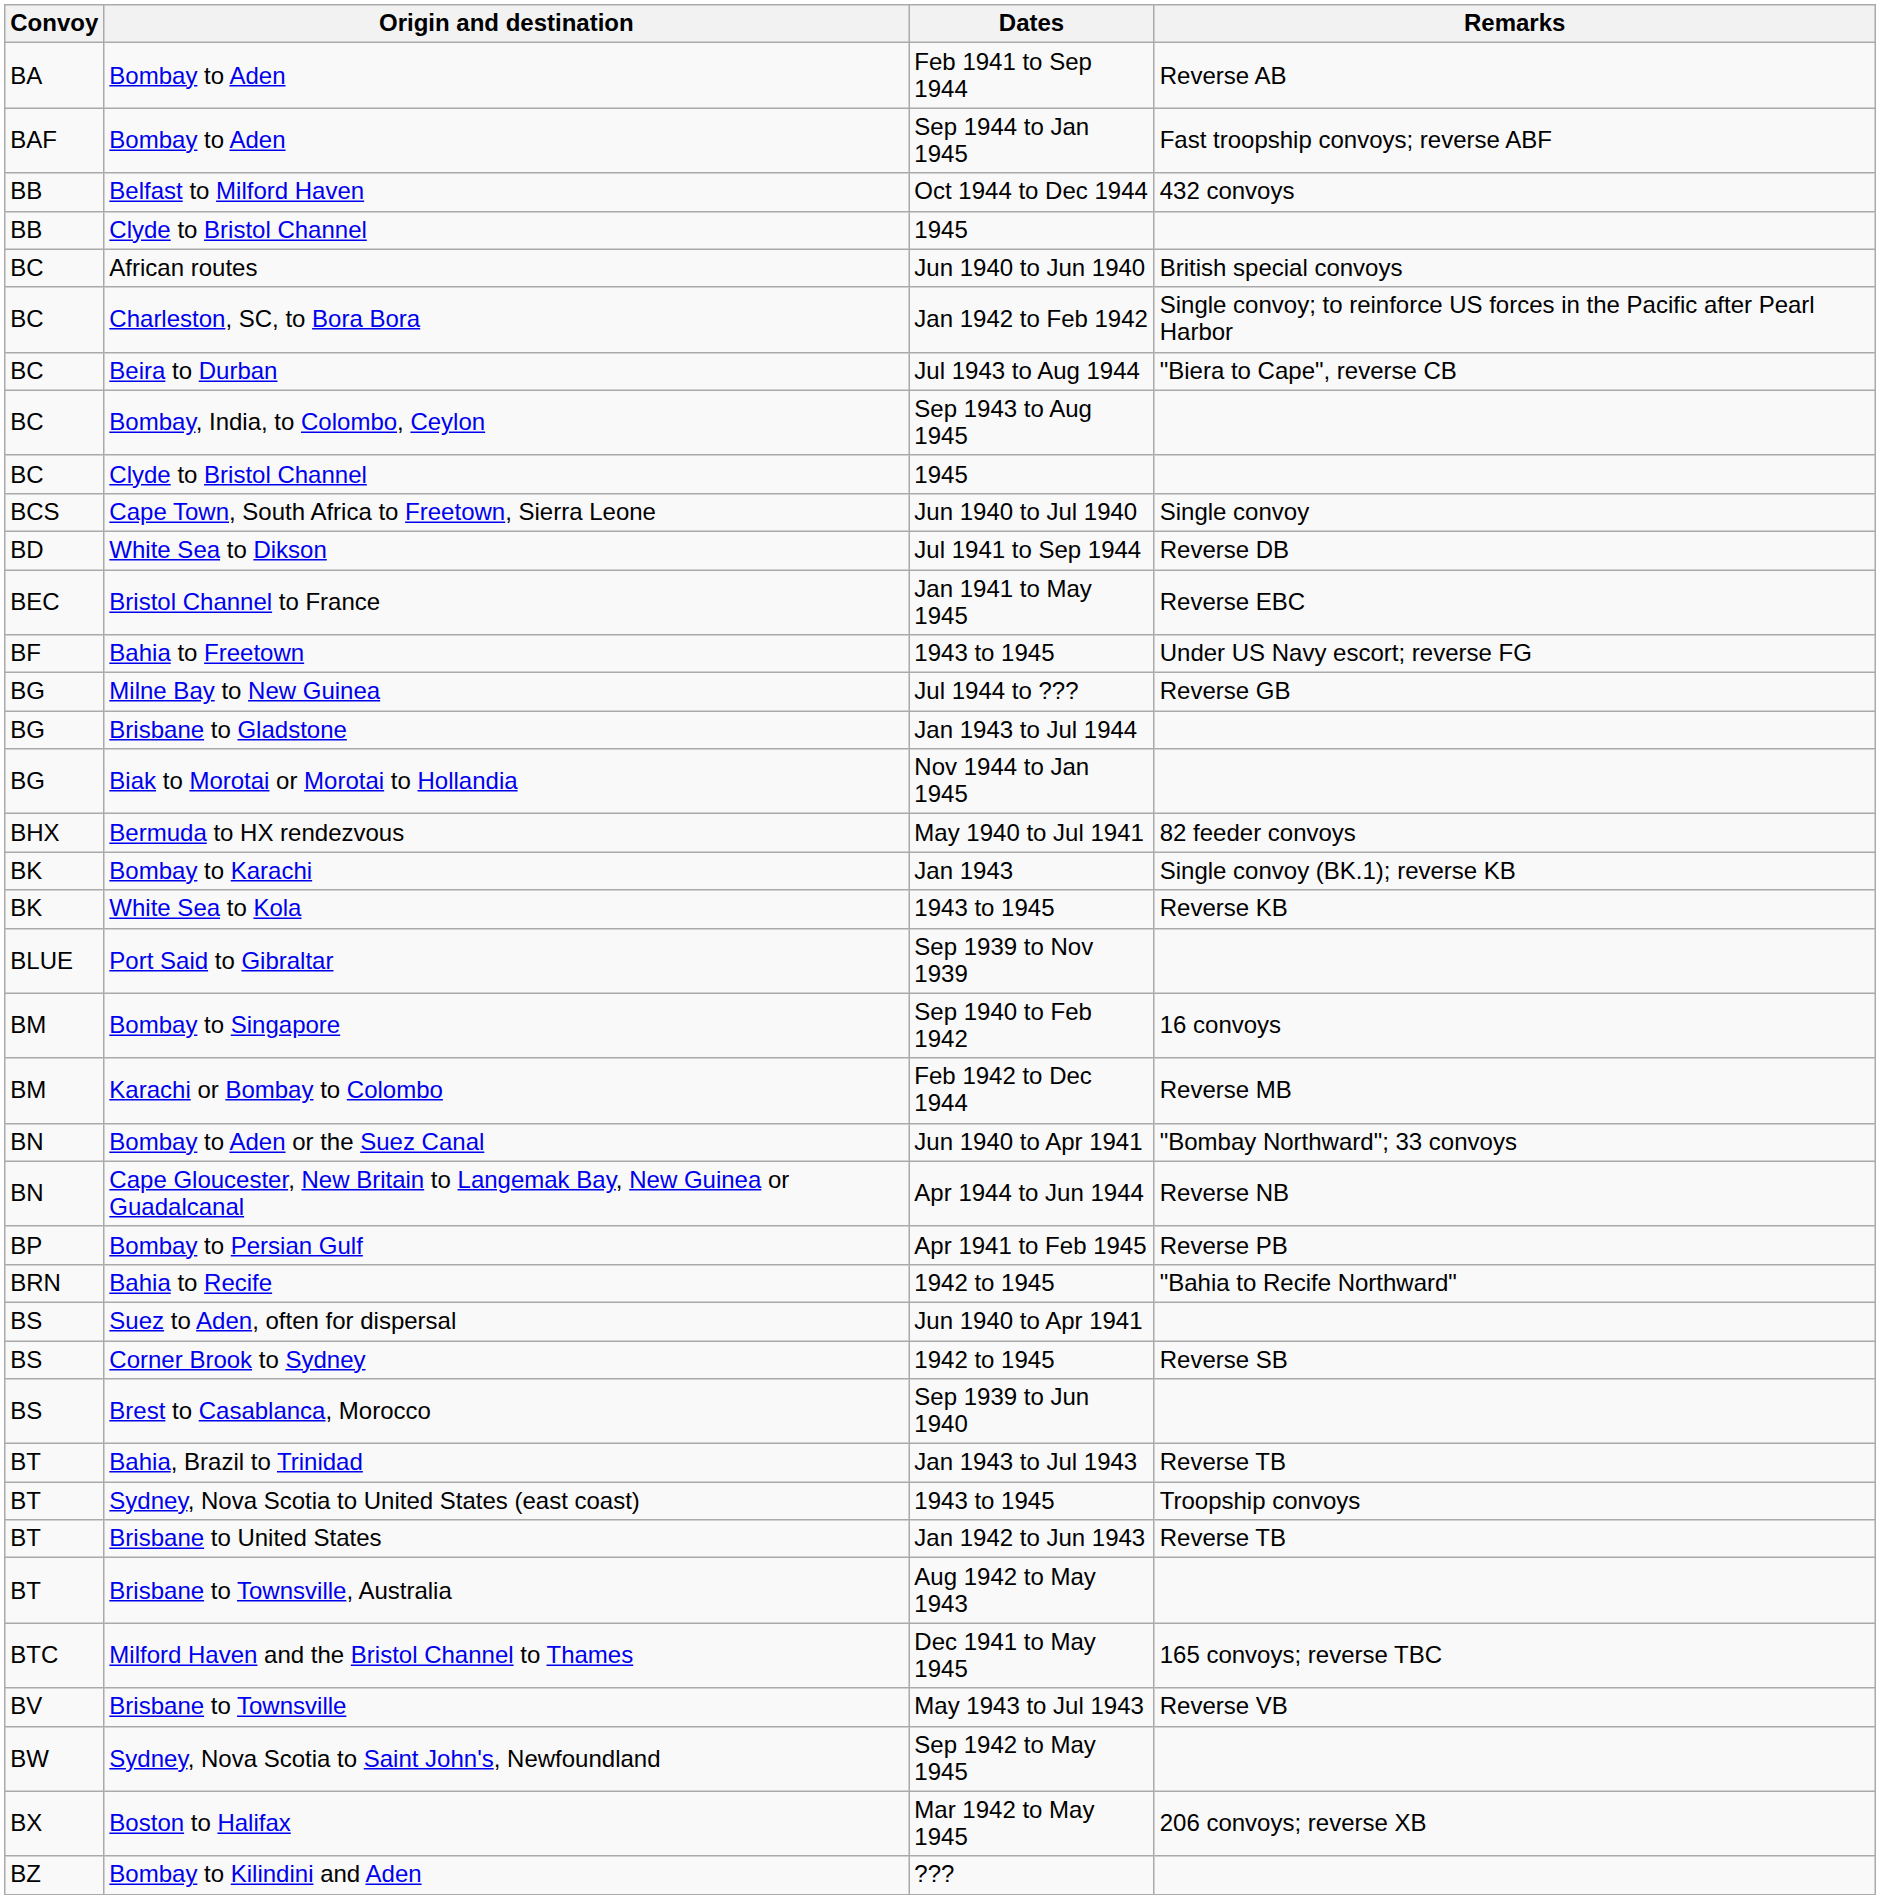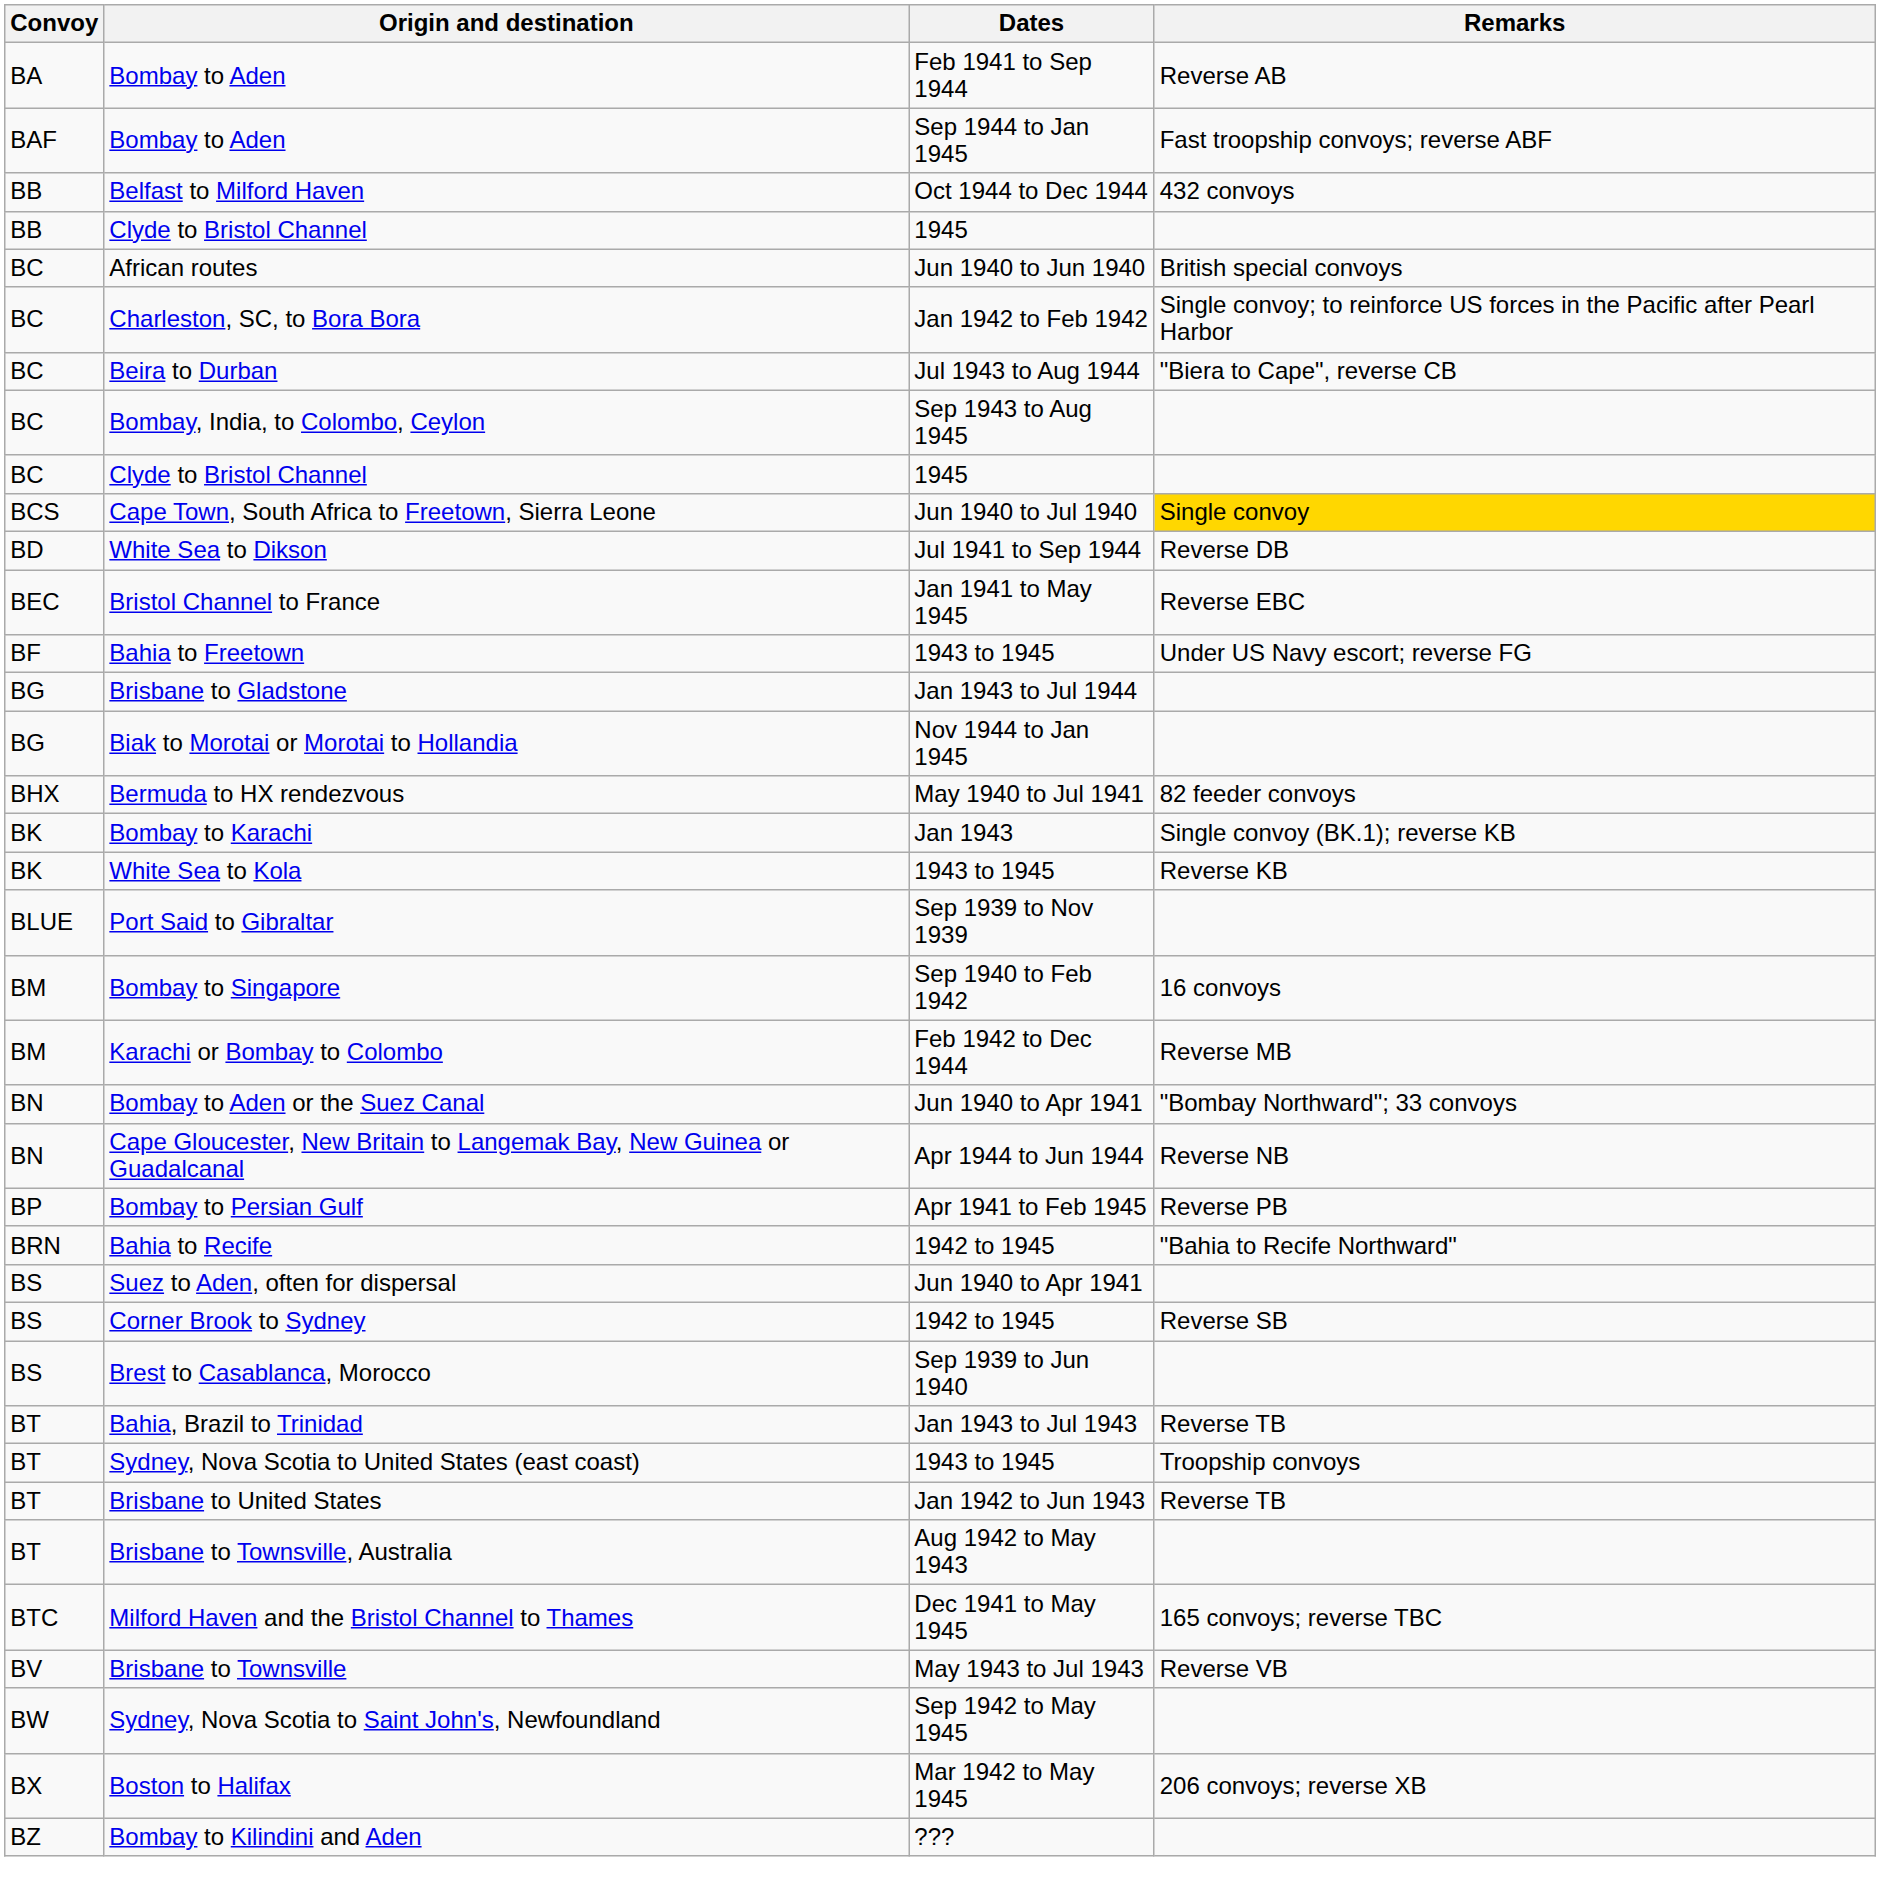(1234, 512) no background -> (1234, 512) gold background
- row: (28, 691)
